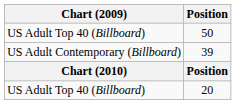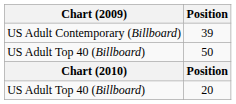rows swapped: (207, 52) <-> (207, 33)
